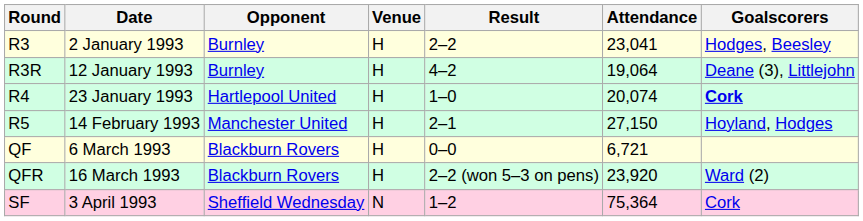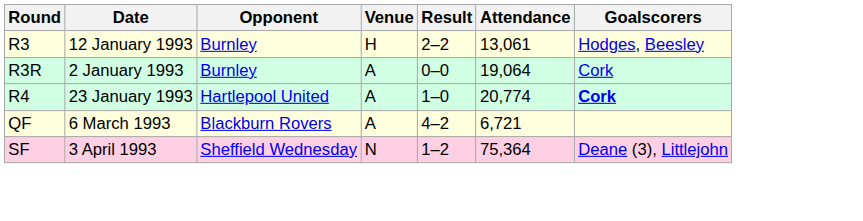(126, 44) 2 January 1993 -> (131, 44) 12 January 1993
(632, 44) 23,041 -> (505, 44) 13,061
(131, 70) 12 January 1993 -> (126, 70) 2 January 1993
(378, 70) H -> (370, 70) A
(443, 70) 4–2 -> (435, 70) 0–0
(780, 70) Deane (3), Littlejohn -> (596, 70) Cork
(378, 96) H -> (370, 96) A
(632, 96) 20,074 -> (505, 96) 20,774
- row: (19, 123)
(378, 149) H -> (370, 123) A
(443, 149) 0–0 -> (435, 123) 4–2
- row: (26, 176)
(722, 202) Cork -> (653, 149) Deane (3), Littlejohn
